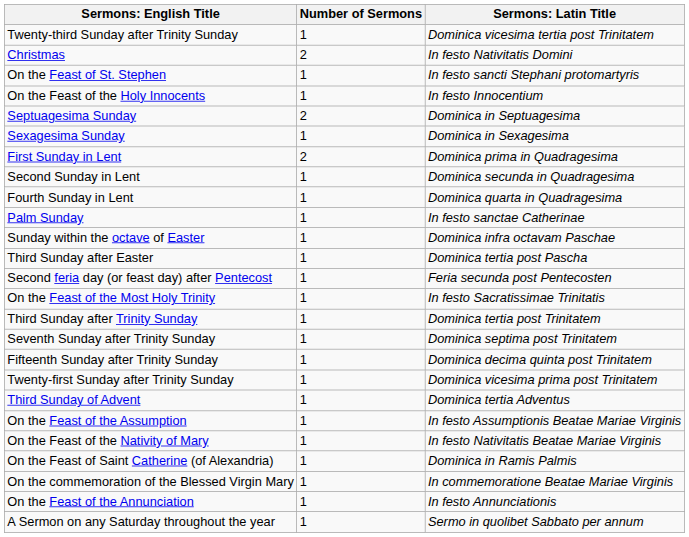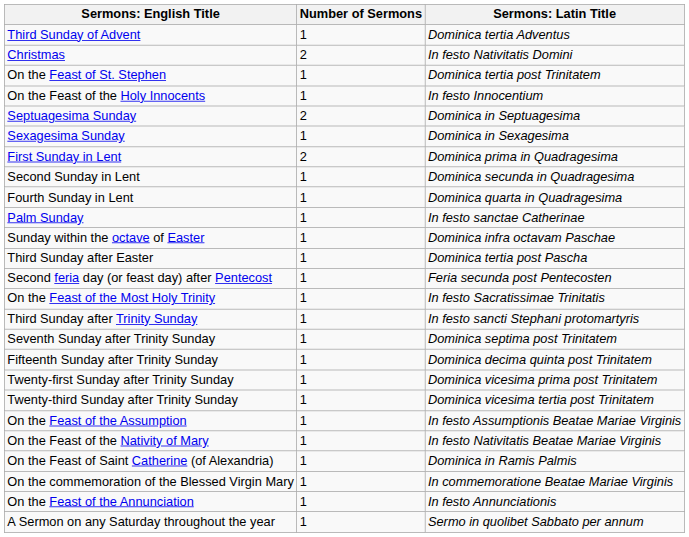rows swapped: (74, 400) <-> (123, 34)
(534, 75) In festo sancti Stephani protomartyris -> (514, 75) Dominica tertia post Trinitatem
(514, 319) Dominica tertia post Trinitatem -> (534, 319) In festo sancti Stephani protomartyris
